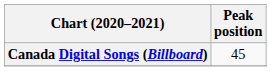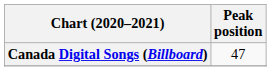(238, 54) 45 -> (238, 54) 47
